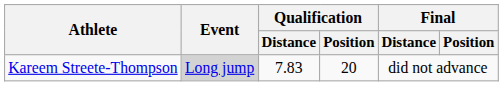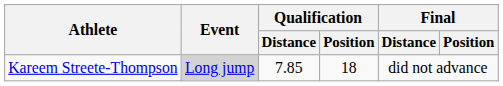(289, 68) 7.83 -> (289, 68) 7.85
(349, 68) 20 -> (349, 68) 18
